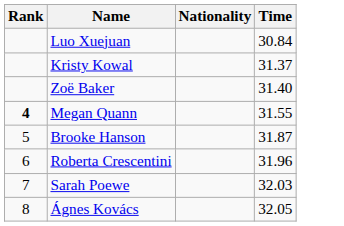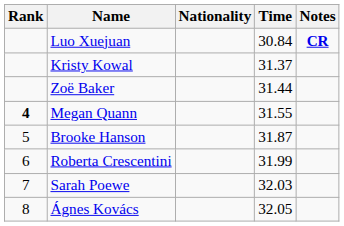+ column: (318, 16)
(275, 88) 31.40 -> (275, 88) 31.44
(275, 161) 31.96 -> (275, 161) 31.99
